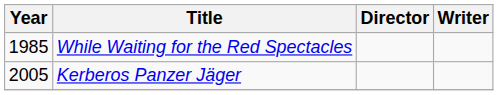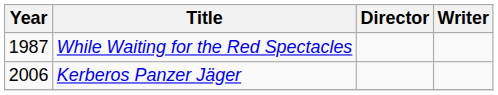(29, 47) 1985 -> (29, 47) 1987
(29, 75) 2005 -> (29, 75) 2006
